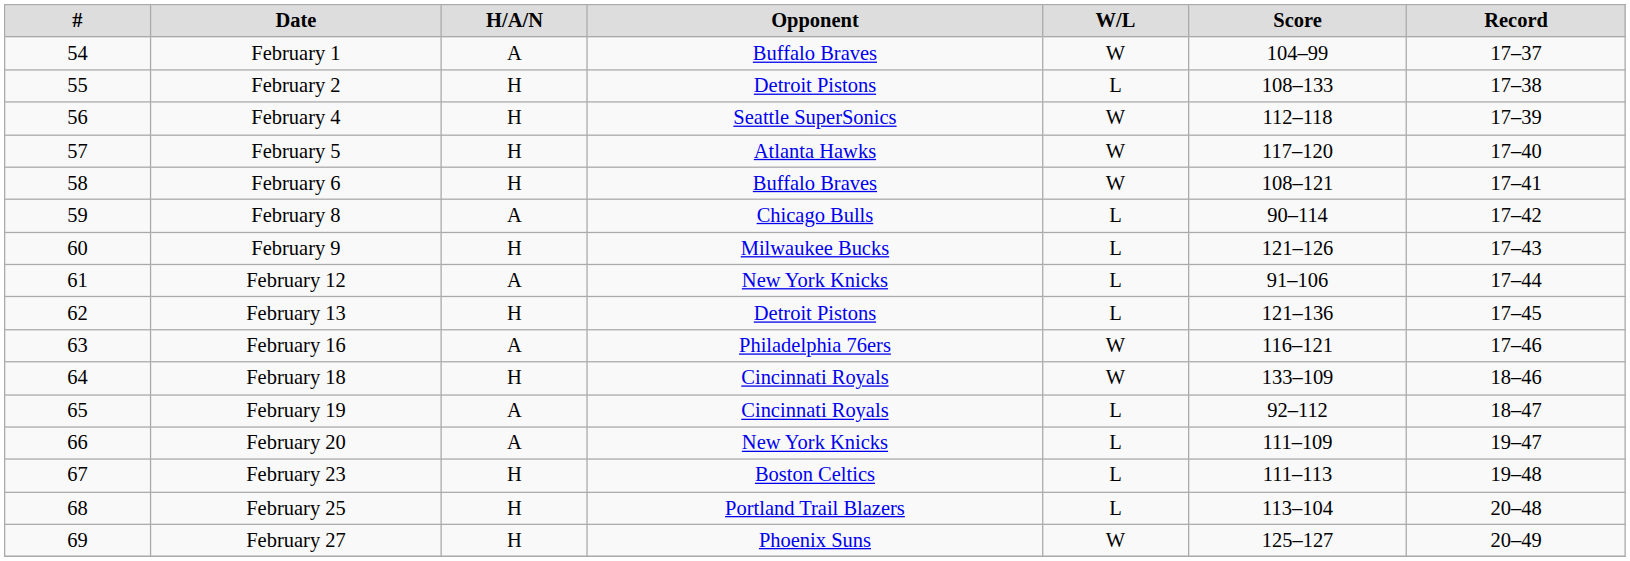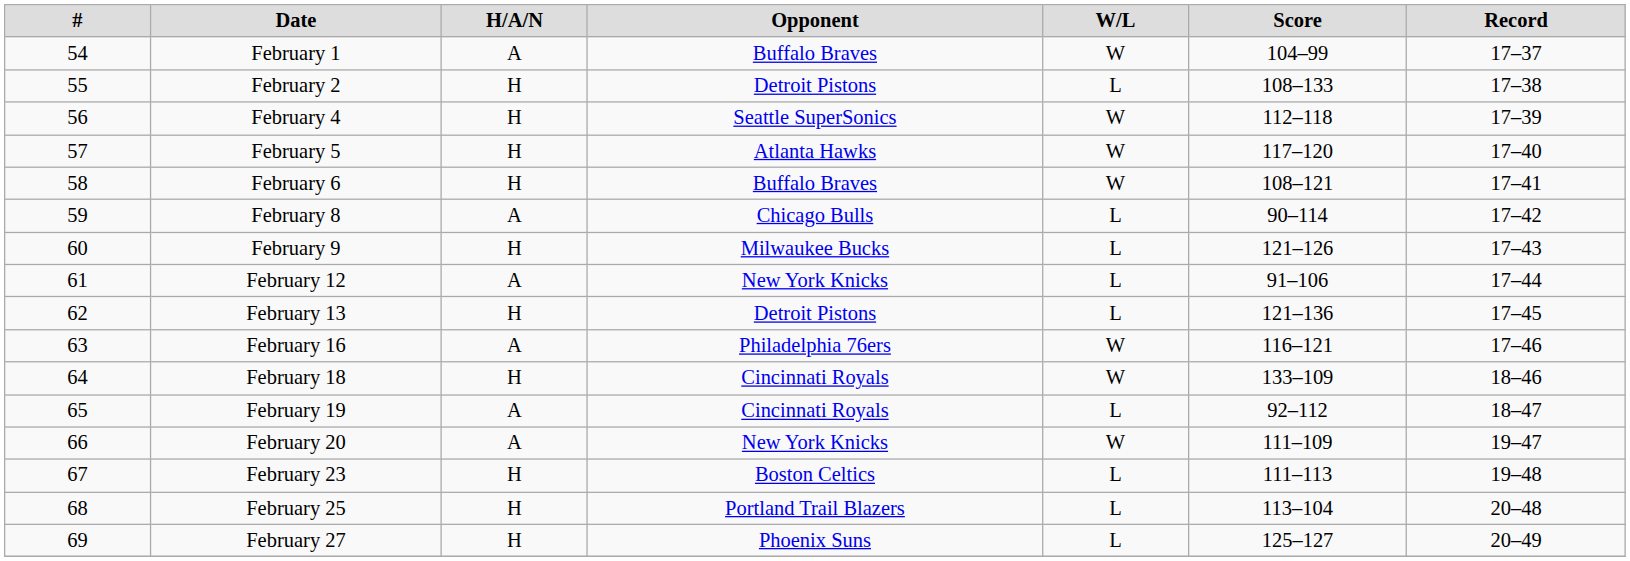(1115, 442) L -> (1115, 442) W
(1115, 540) W -> (1115, 540) L
